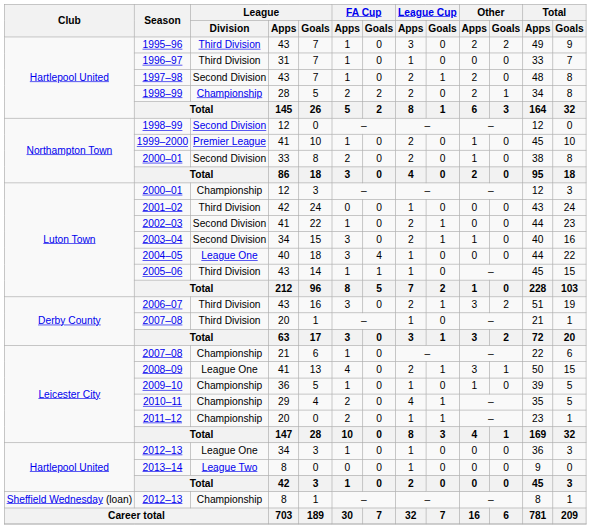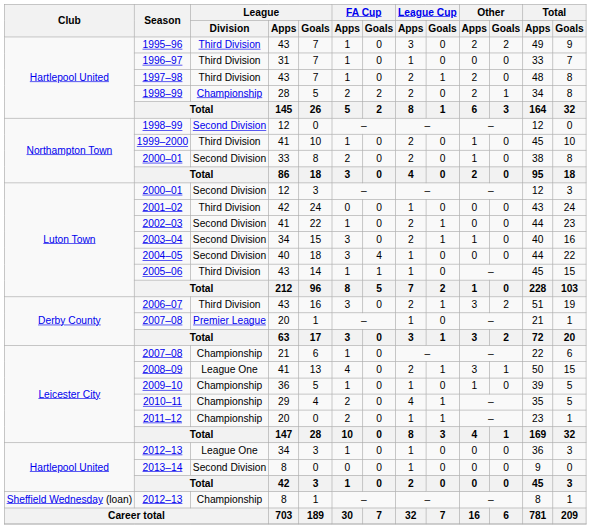(230, 77) Second Division -> (230, 77) Third Division
(230, 142) Premier League -> (230, 142) Third Division
(230, 191) Championship -> (230, 191) Second Division
(230, 256) League One -> (230, 256) Second Division
(230, 321) Third Division -> (230, 321) Premier League
(230, 467) League Two -> (230, 467) Second Division
